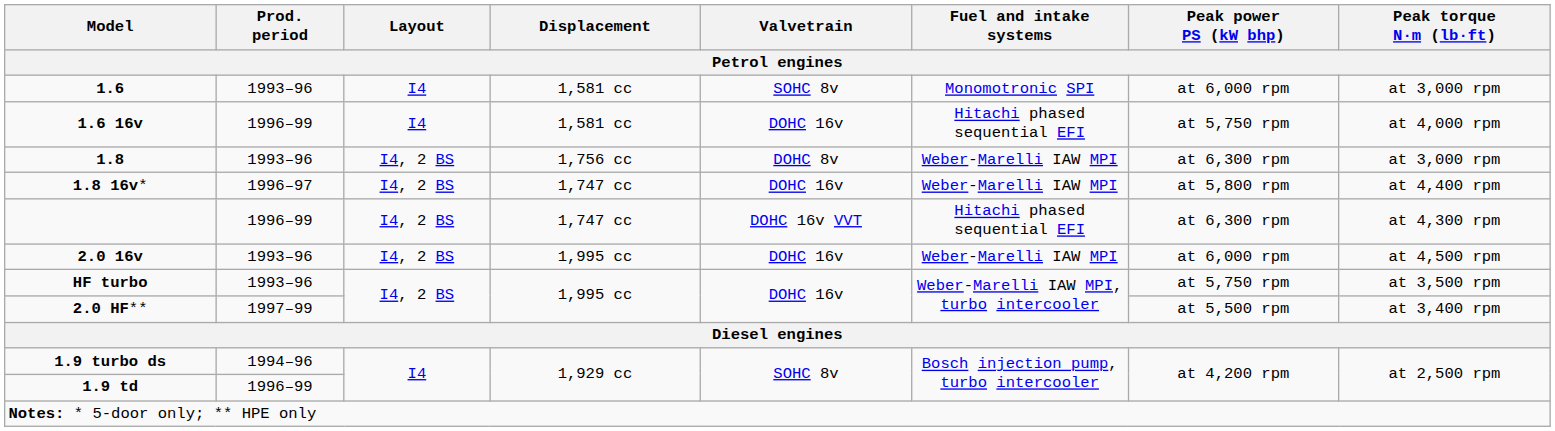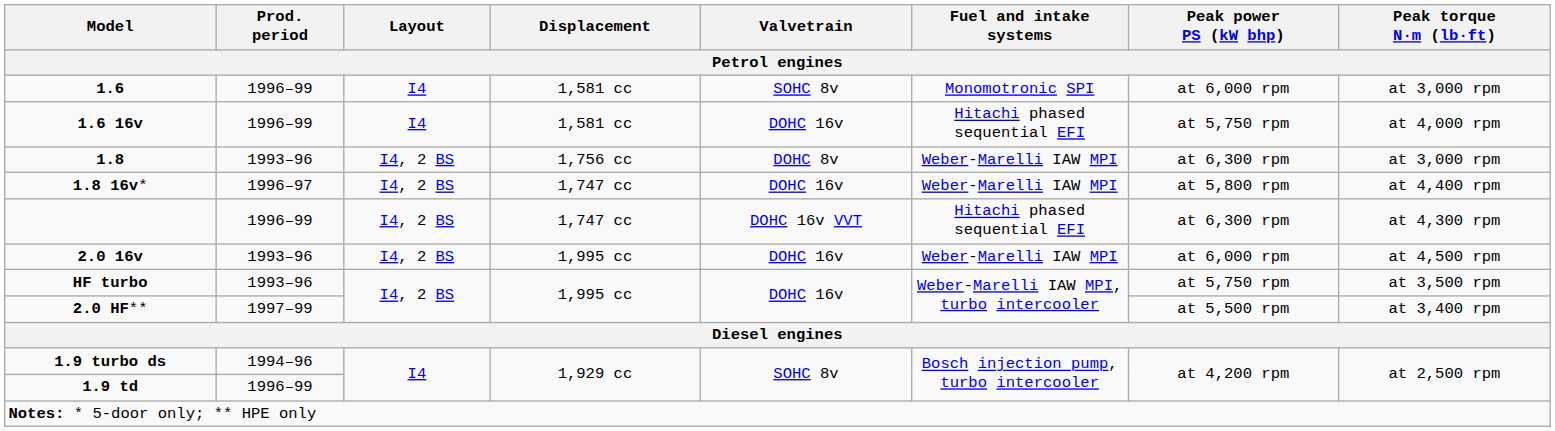(280, 88) 1993–96 -> (280, 88) 1996–99
